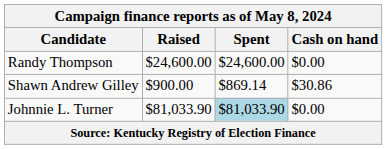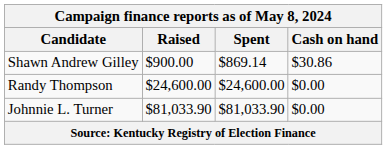rows swapped: (73, 86) <-> (60, 62)
(252, 109) lightblue background -> (252, 109) no background
